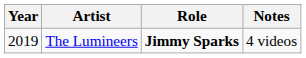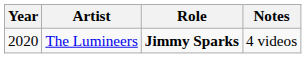(23, 40) 2019 -> (23, 40) 2020
